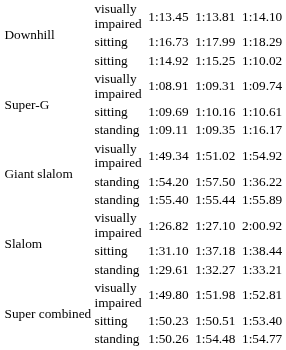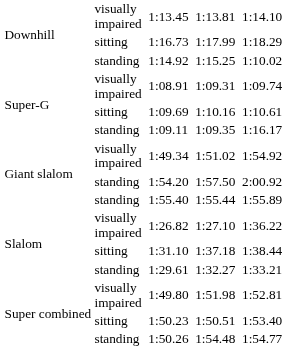(111, 60) sitting -> (117, 60) standing
(262, 181) 1:36.22 -> (262, 181) 2:00.92
(262, 225) 2:00.92 -> (262, 225) 1:36.22
